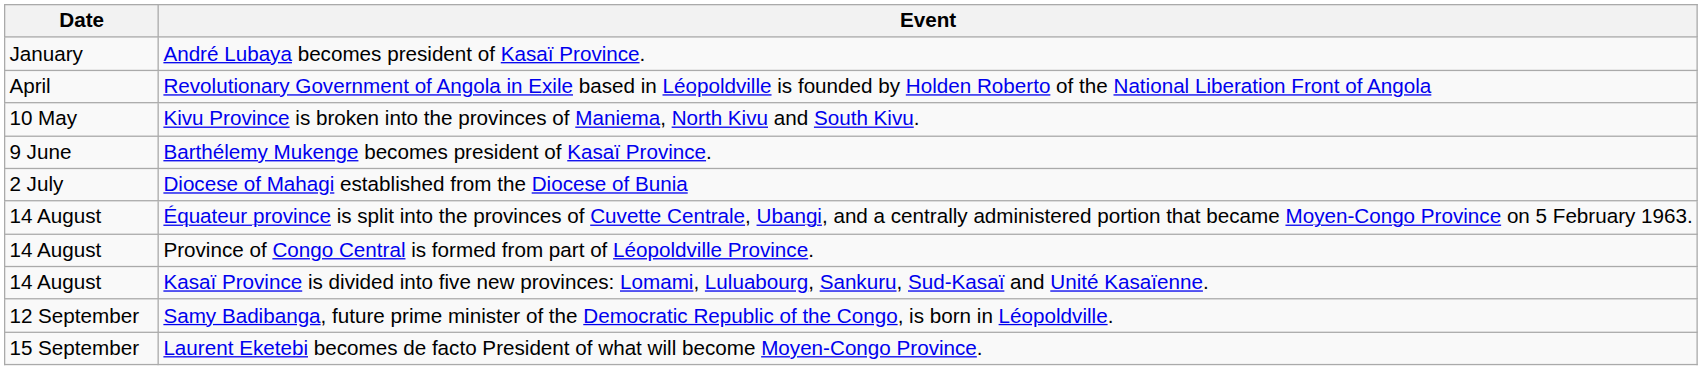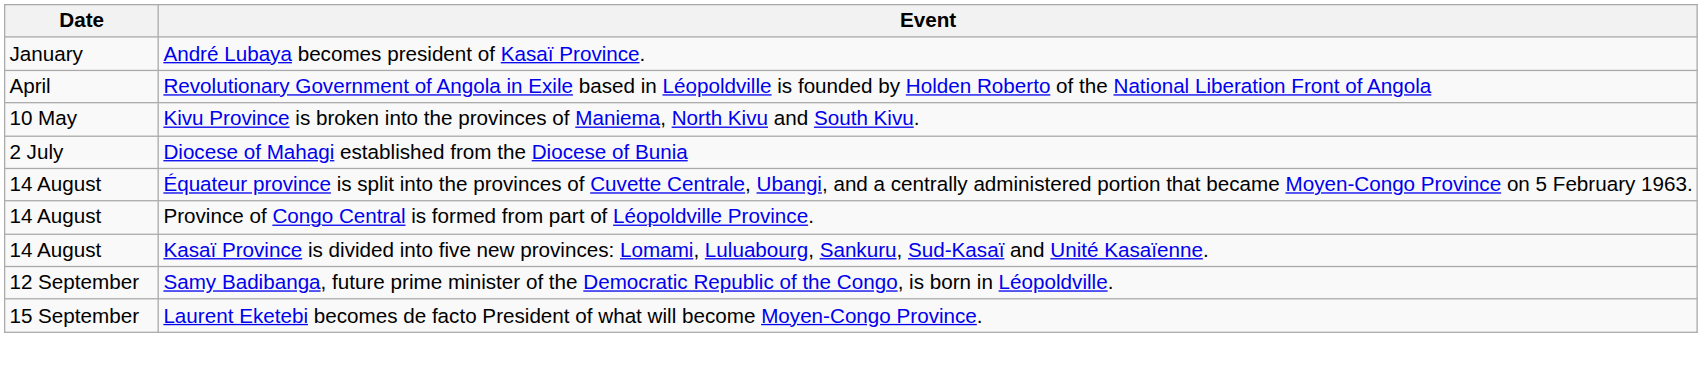- row: (438, 151)
